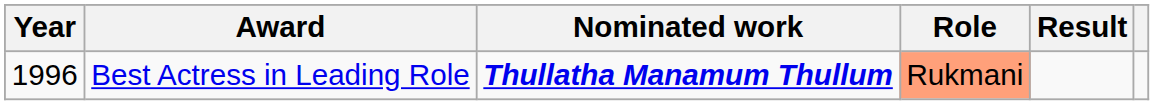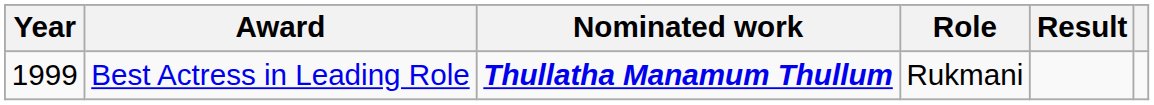(45, 74) 1996 -> (45, 74) 1999
(965, 74) lightsalmon background -> (965, 74) no background
